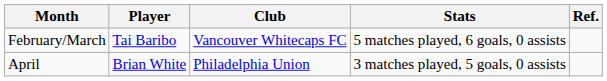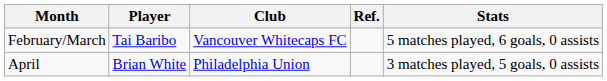columns swapped: (460, 16) <-> (586, 16)
